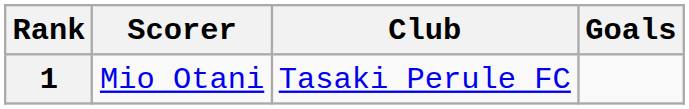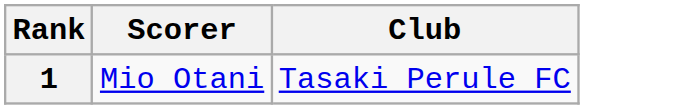- column: (631, 30)
